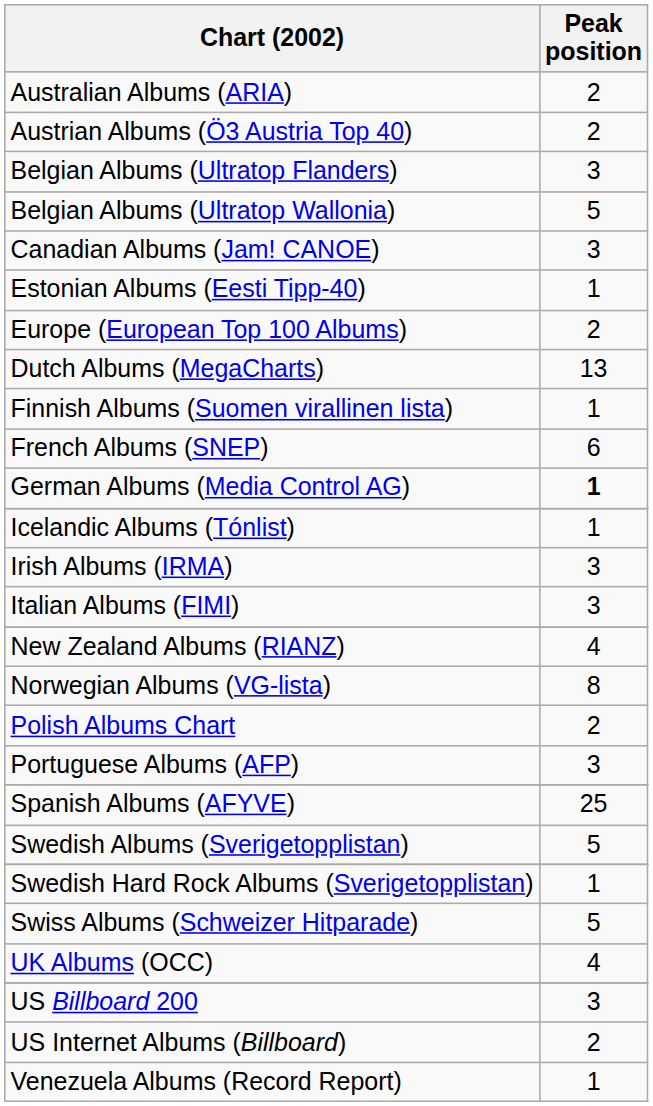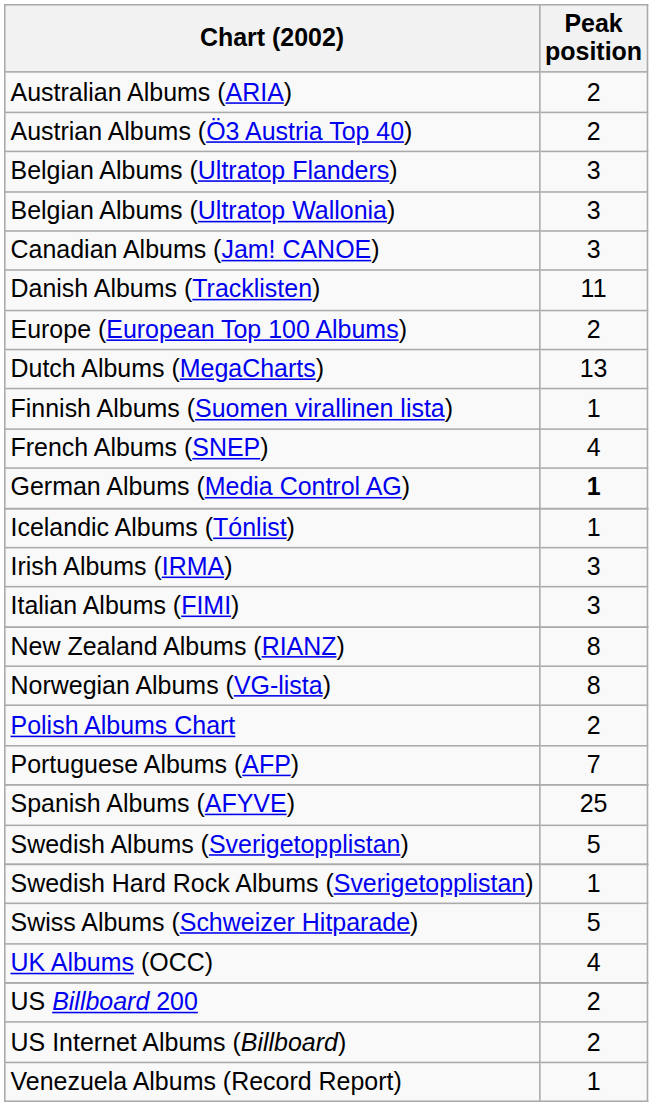(594, 210) 5 -> (594, 210) 3
+ row: (165, 289)
- row: (188, 289)
(594, 448) 6 -> (594, 448) 4
(594, 646) 4 -> (594, 646) 8
(594, 764) 3 -> (594, 764) 7
(594, 1002) 3 -> (594, 1002) 2
